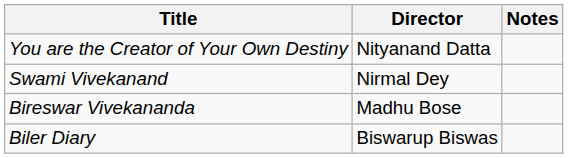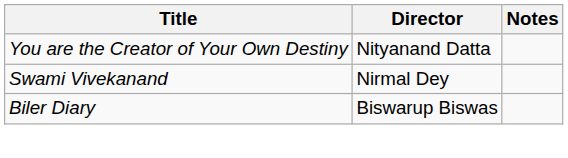- row: (102, 108)
